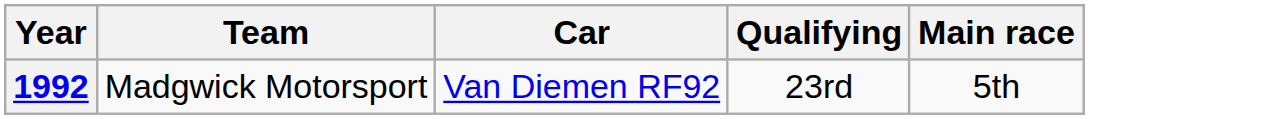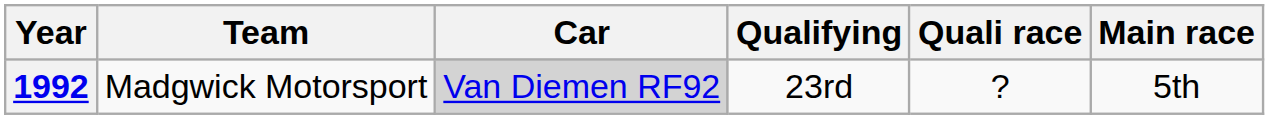+ column: (1000, 32)
(582, 86) no background -> (582, 86) lightgrey background
